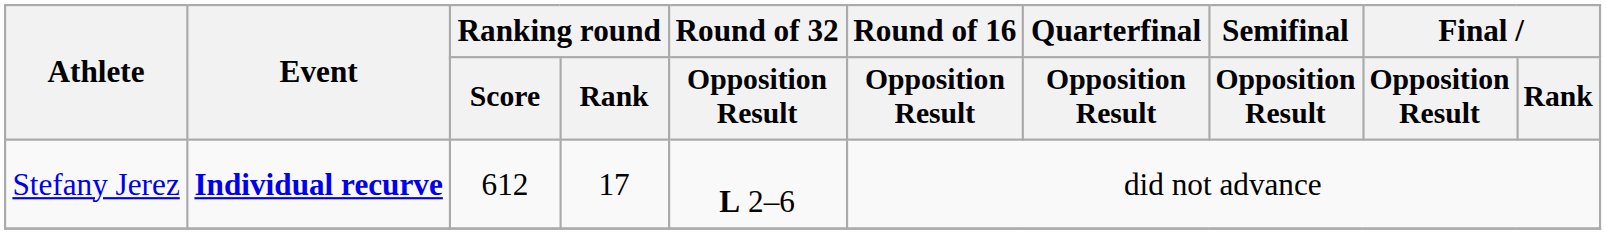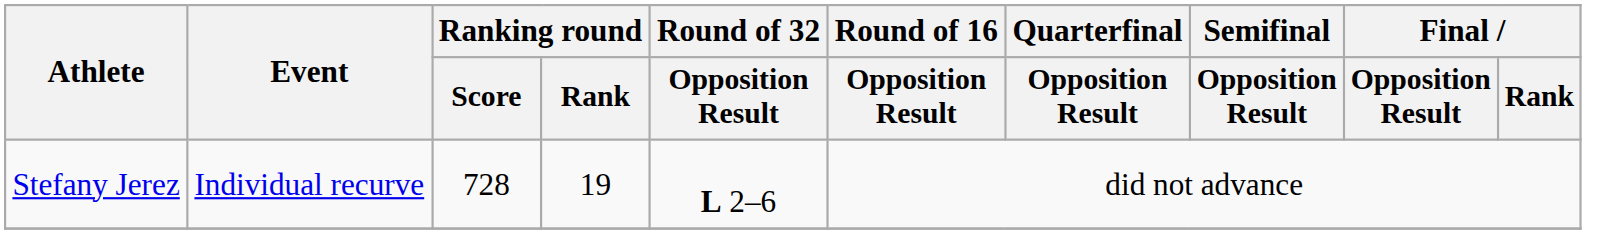(319, 184) bold -> (309, 184) normal
(505, 184) 612 -> (486, 184) 728
(614, 184) 17 -> (595, 184) 19
